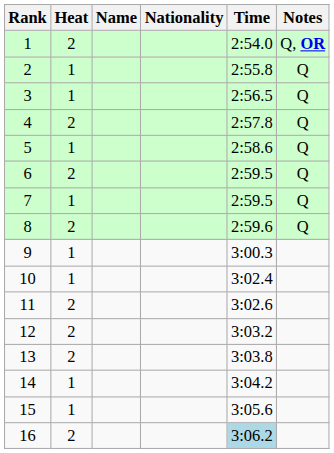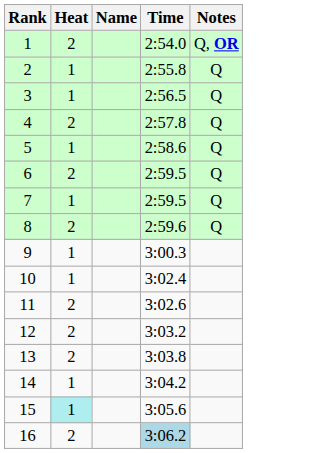- column: (184, 17)
(71, 409) no background -> (71, 409) paleturquoise background
